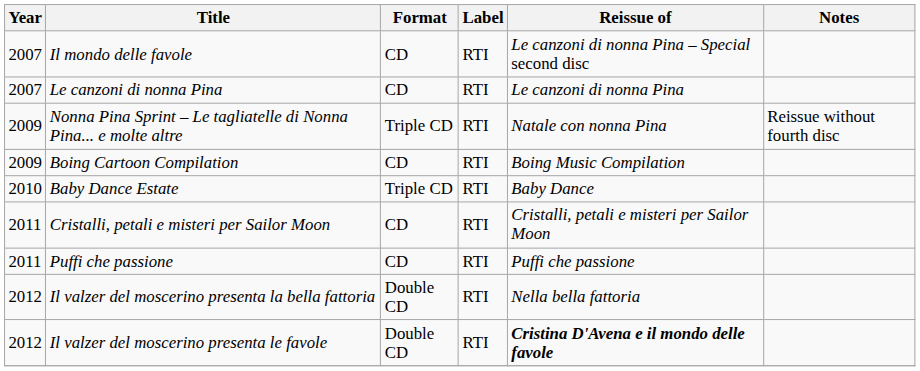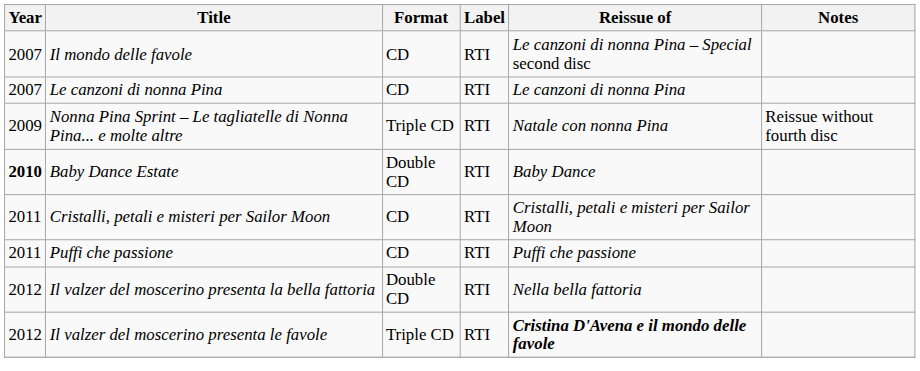- row: (144, 162)
(25, 188) normal -> (25, 171) bold
(419, 188) Triple CD -> (411, 171) Double CD
(410, 342) Double CD -> (420, 334) Triple CD
